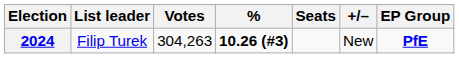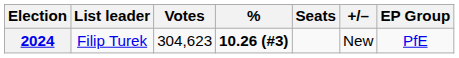(185, 40) 304,263 -> (185, 40) 304,623
(415, 40) bold -> (415, 40) normal
